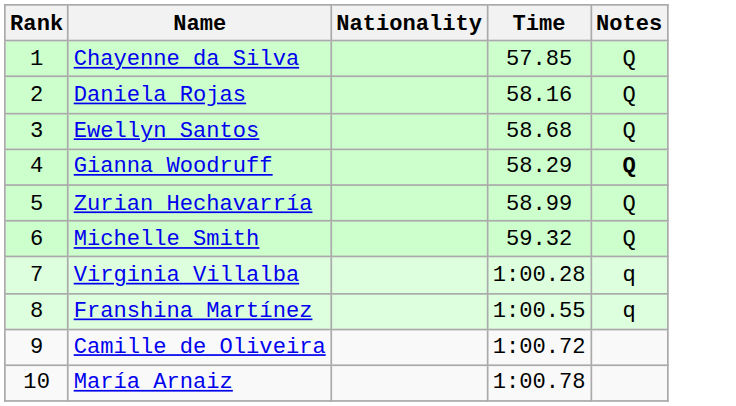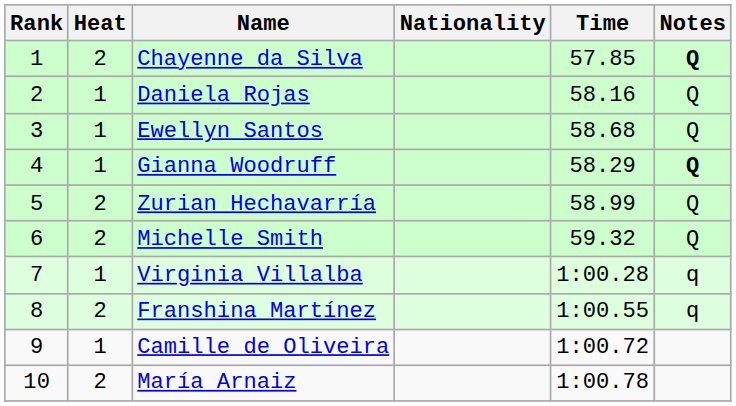+ column: (100, 23)
(629, 59) normal -> (693, 59) bold
